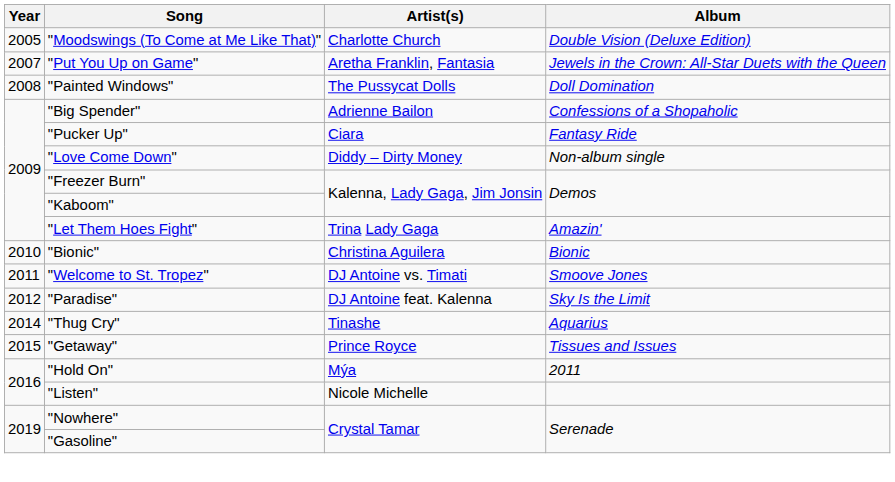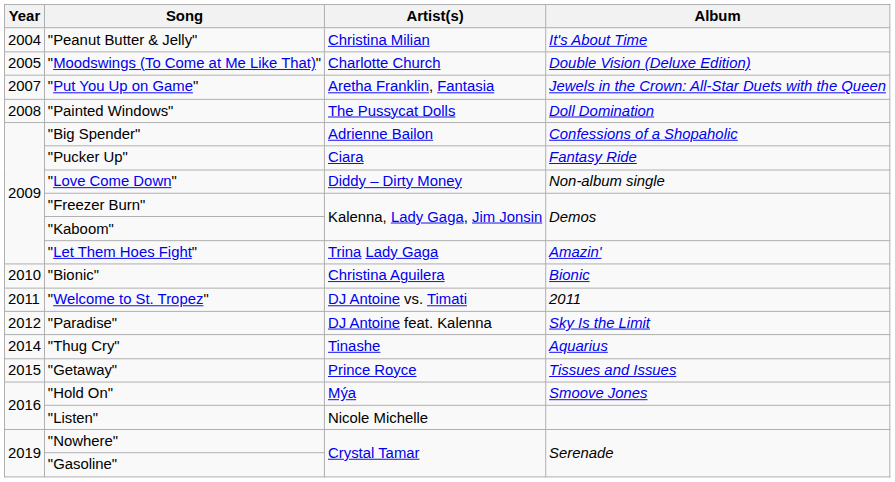+ row: (123, 39)
(598, 275) Smoove Jones -> (565, 299) 2011
(565, 370) 2011 -> (598, 393) Smoove Jones
